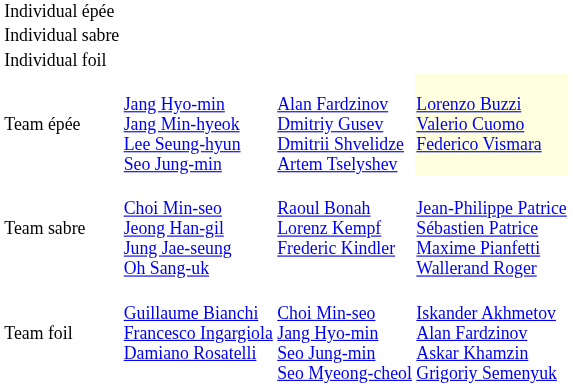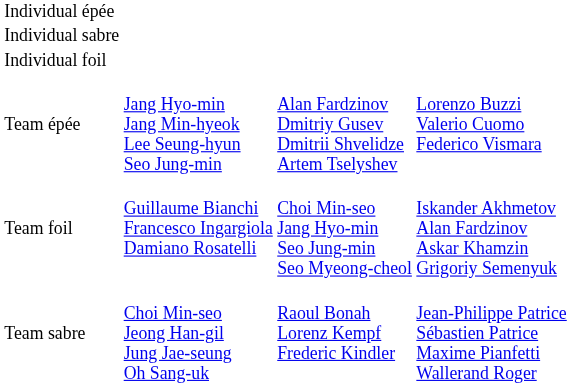(479, 124) lightyellow background -> (479, 124) no background
rows swapped: (45, 228) <-> (38, 333)
